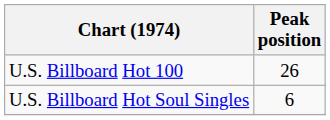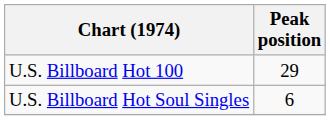(290, 70) 26 -> (290, 70) 29
